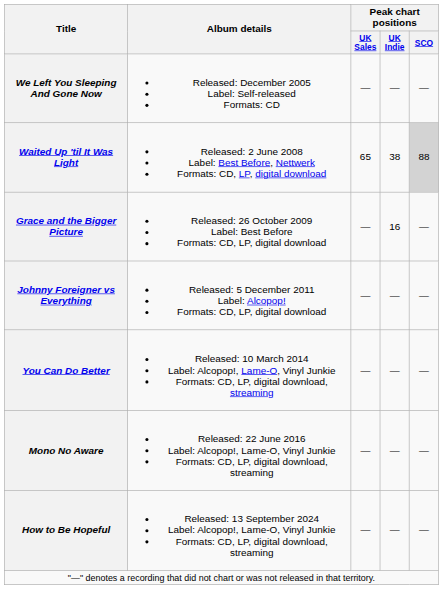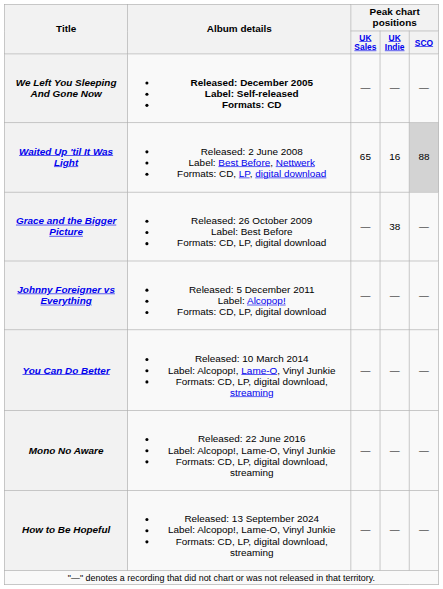(239, 94) normal -> (239, 94) bold
(395, 157) 38 -> (395, 157) 16
(395, 226) 16 -> (395, 226) 38
